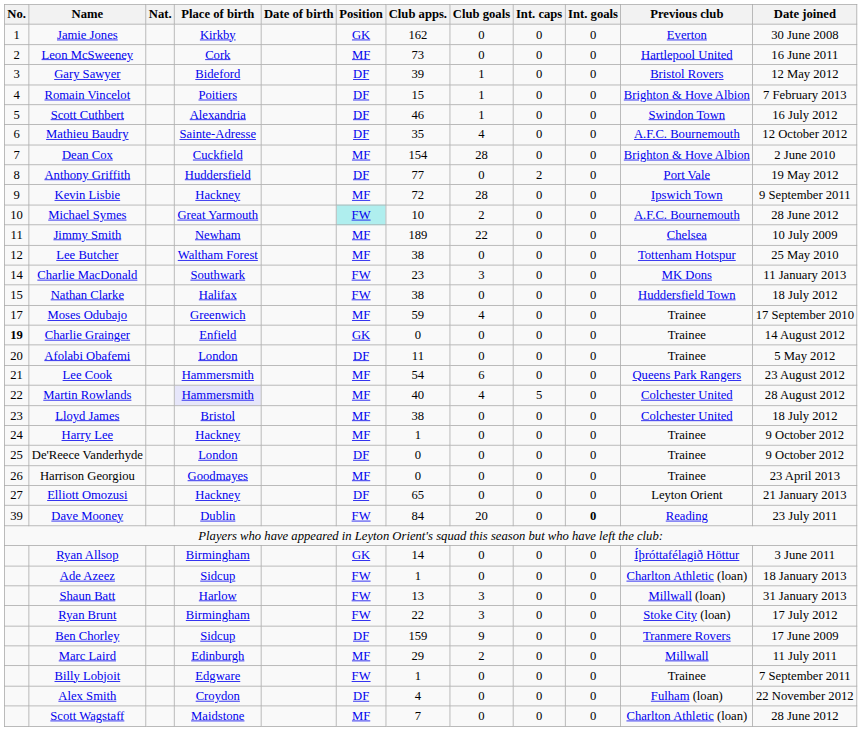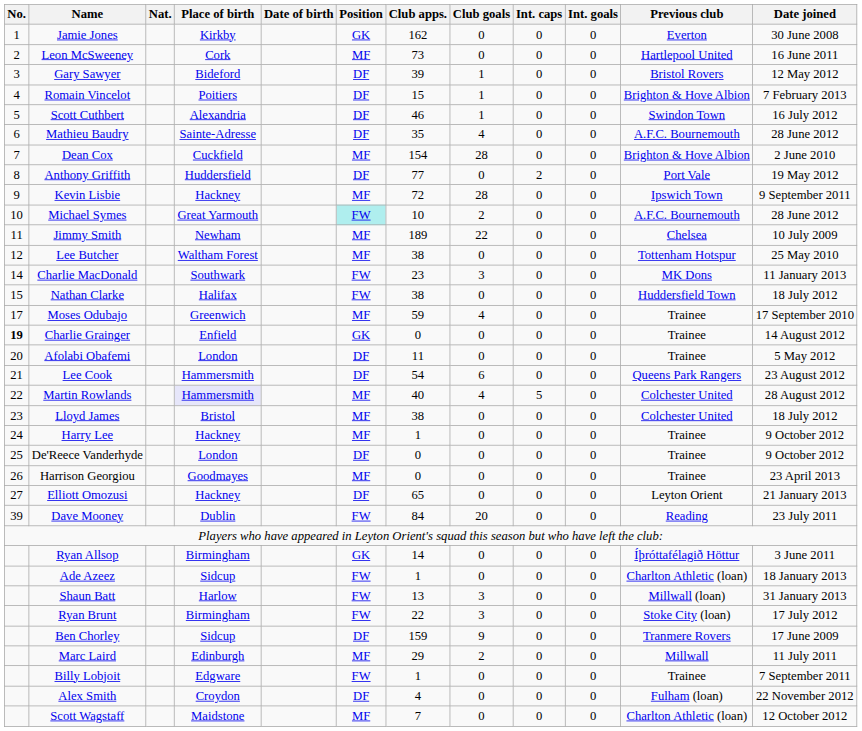(805, 134) 12 October 2012 -> (805, 134) 28 June 2012
(361, 375) MF -> (361, 375) DF
(593, 515) bold -> (593, 515) normal
(805, 716) 28 June 2012 -> (805, 716) 12 October 2012
